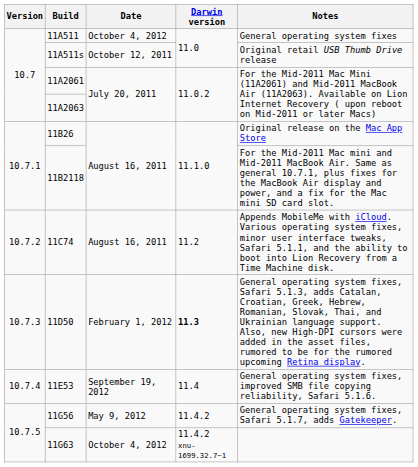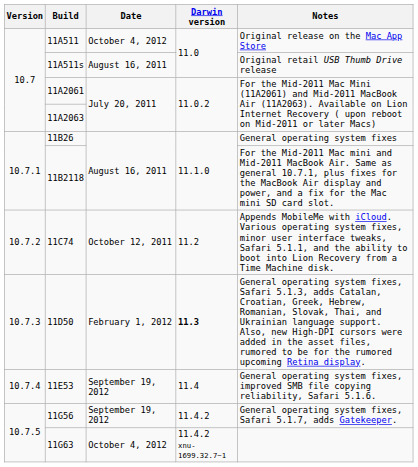(318, 36) General operating system fixes -> (321, 41) Original release on the Mac App Store
(130, 55) October 12, 2011 -> (127, 65) August 16, 2011
(321, 134) Original release on the Mac App Store -> (318, 139) General operating system fixes
(127, 242) August 16, 2011 -> (130, 242) October 12, 2011
(117, 416) May 9, 2012 -> (122, 416) September 19, 2012
